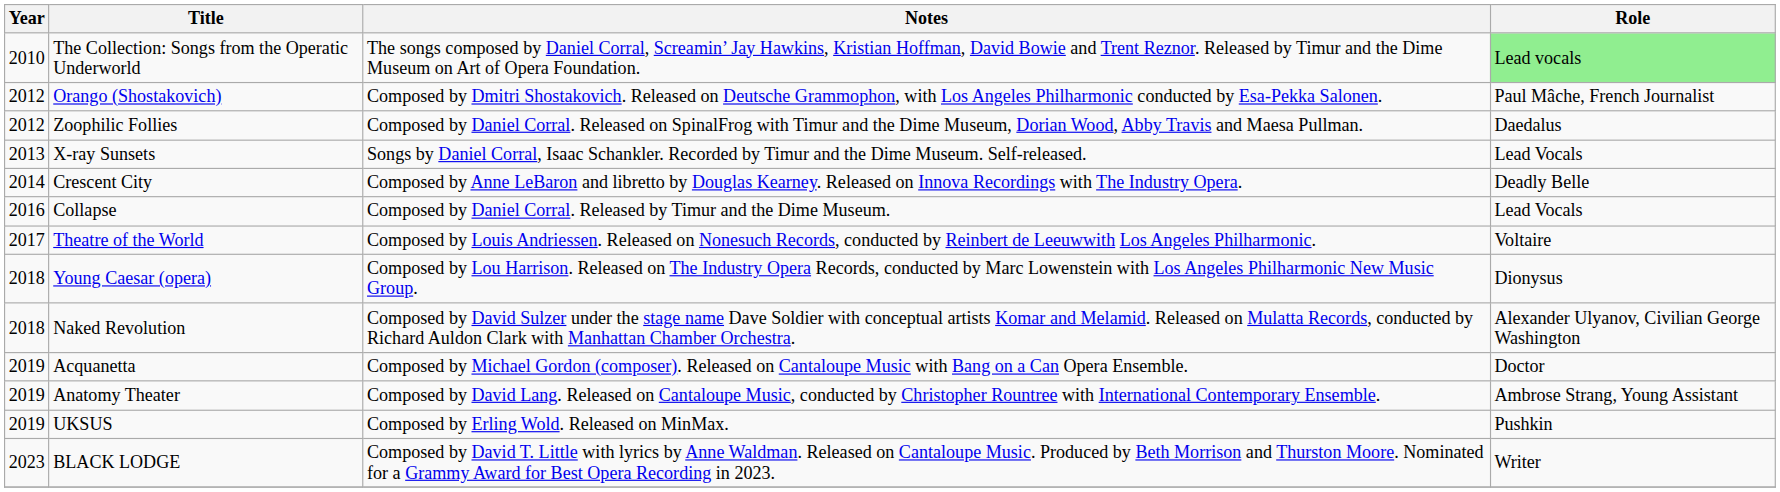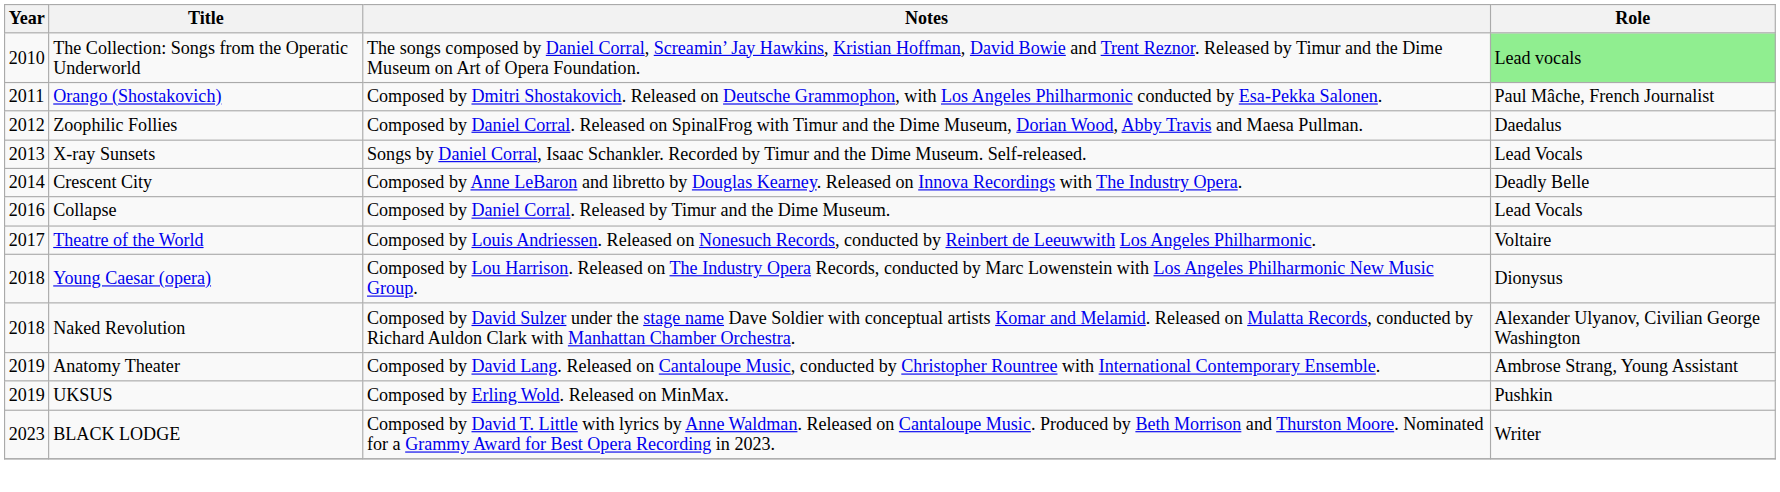(27, 96) 2012 -> (26, 96) 2011
- row: (94, 366)
